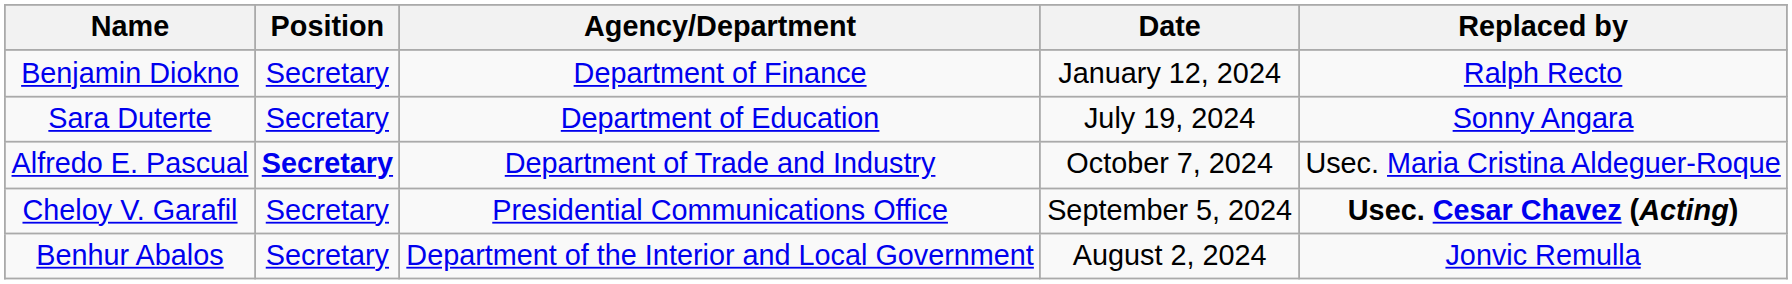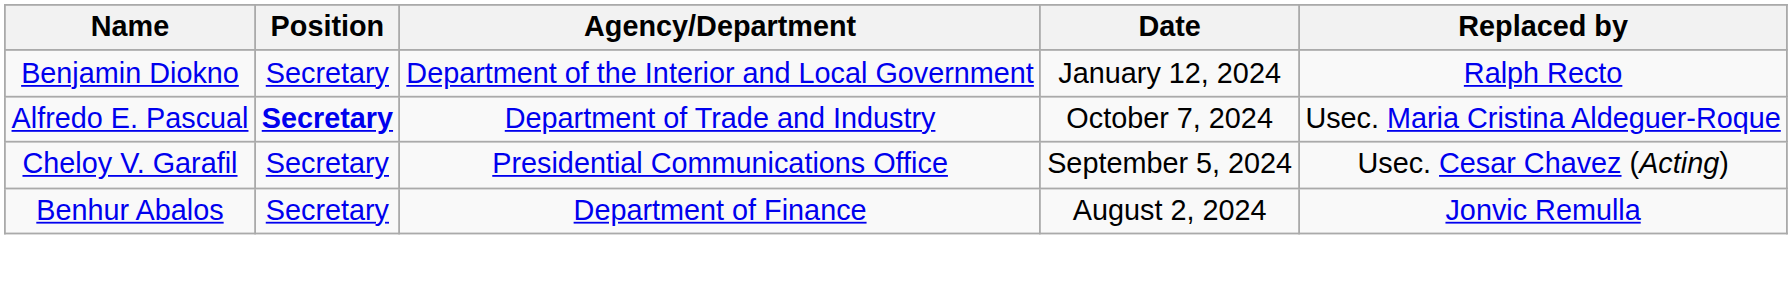(720, 73) Department of Finance -> (720, 73) Department of the Interior and Local Government
- row: (130, 118)
(1543, 210) bold -> (1543, 164) normal
(720, 255) Department of the Interior and Local Government -> (720, 210) Department of Finance
